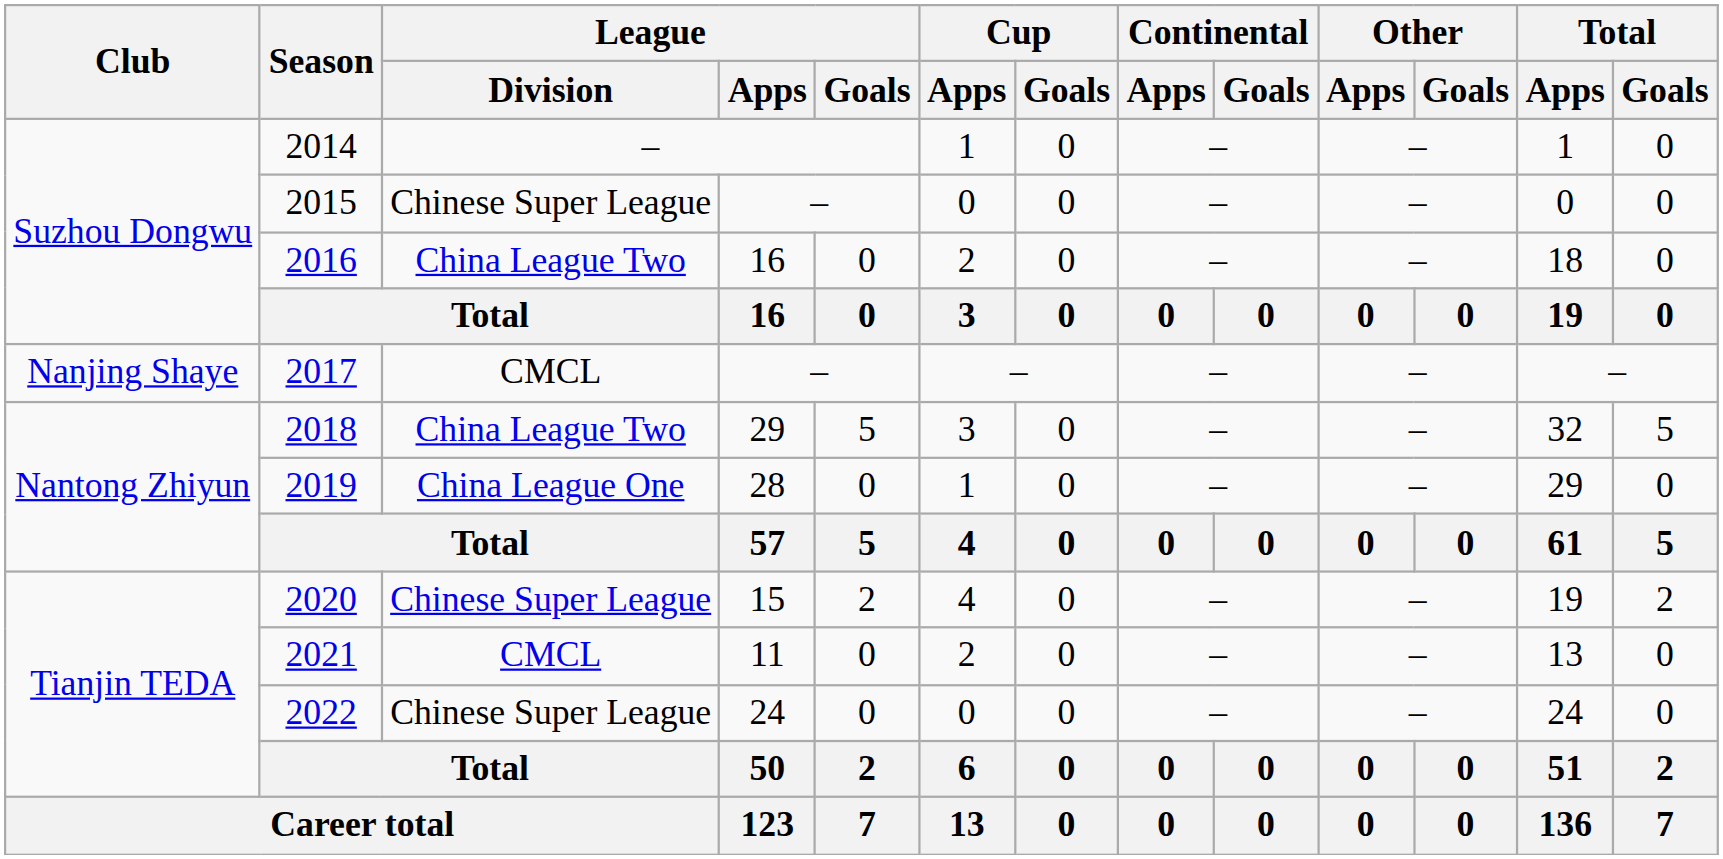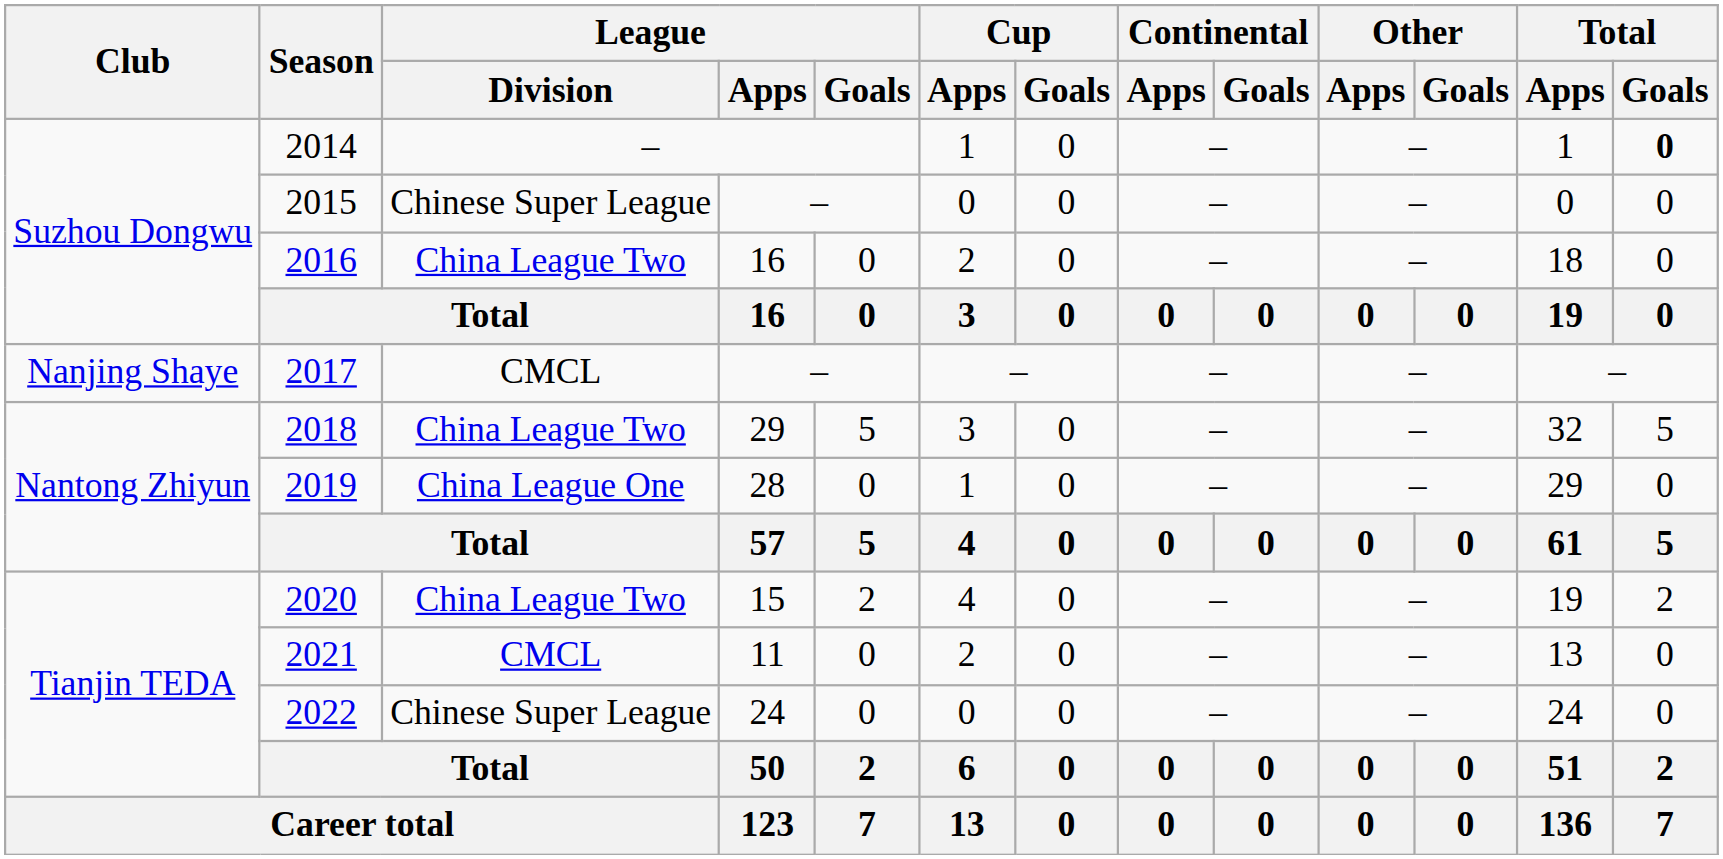(1665, 145) normal -> (1665, 145) bold
(551, 598) Chinese Super League -> (551, 598) China League Two
